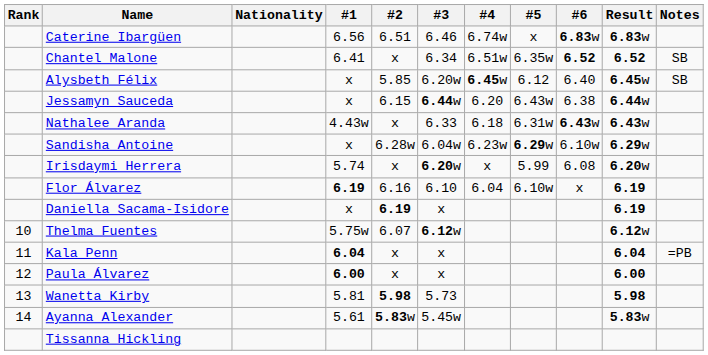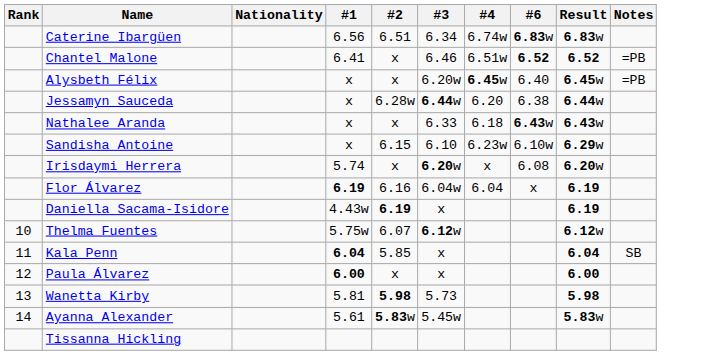- column: (533, 15)
(441, 37) 6.46 -> (441, 37) 6.34
(441, 59) 6.34 -> (441, 59) 6.46
(680, 59) SB -> (634, 59) =PB
(395, 80) 5.85 -> (395, 80) x
(680, 80) SB -> (634, 80) =PB
(395, 102) 6.15 -> (395, 102) 6.28w
(349, 123) 4.43w -> (349, 123) x
(395, 145) 6.28w -> (395, 145) 6.15
(441, 145) 6.04w -> (441, 145) 6.10
(441, 188) 6.10 -> (441, 188) 6.04w
(349, 210) x -> (349, 210) 4.43w
(395, 253) x -> (395, 253) 5.85
(680, 253) =PB -> (634, 253) SB
